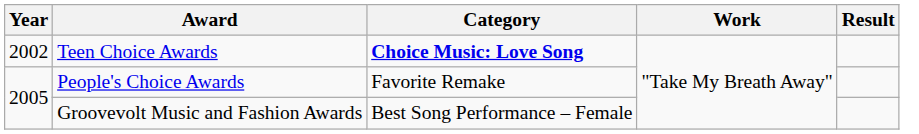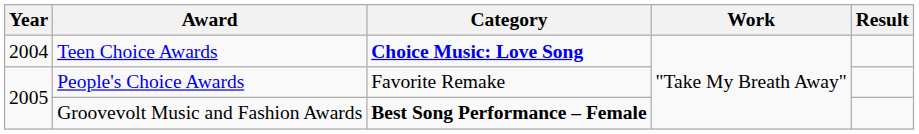(29, 50) 2002 -> (29, 50) 2004
(502, 112) normal -> (509, 112) bold
